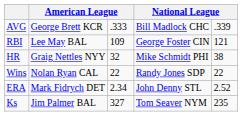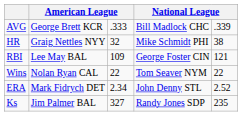rows swapped: (13, 57) <-> (15, 42)
(170, 73) Randy Jones SDP -> (171, 73) Tom Seaver NYM
(171, 103) Tom Seaver NYM -> (170, 103) Randy Jones SDP
